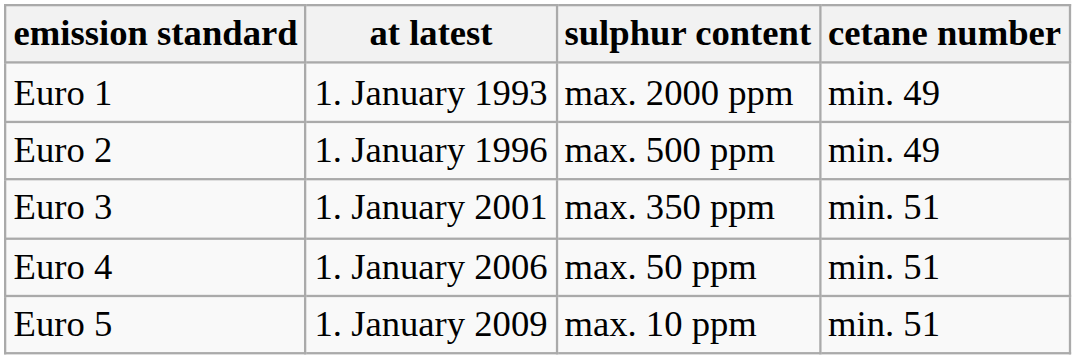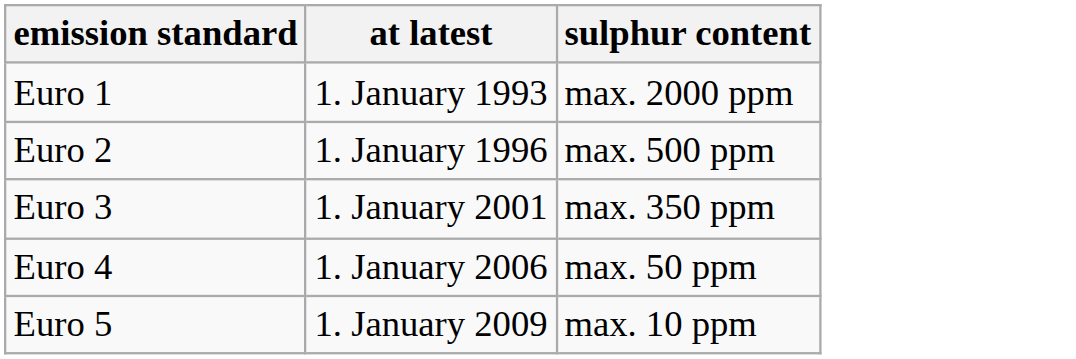- column: (945, 33)
